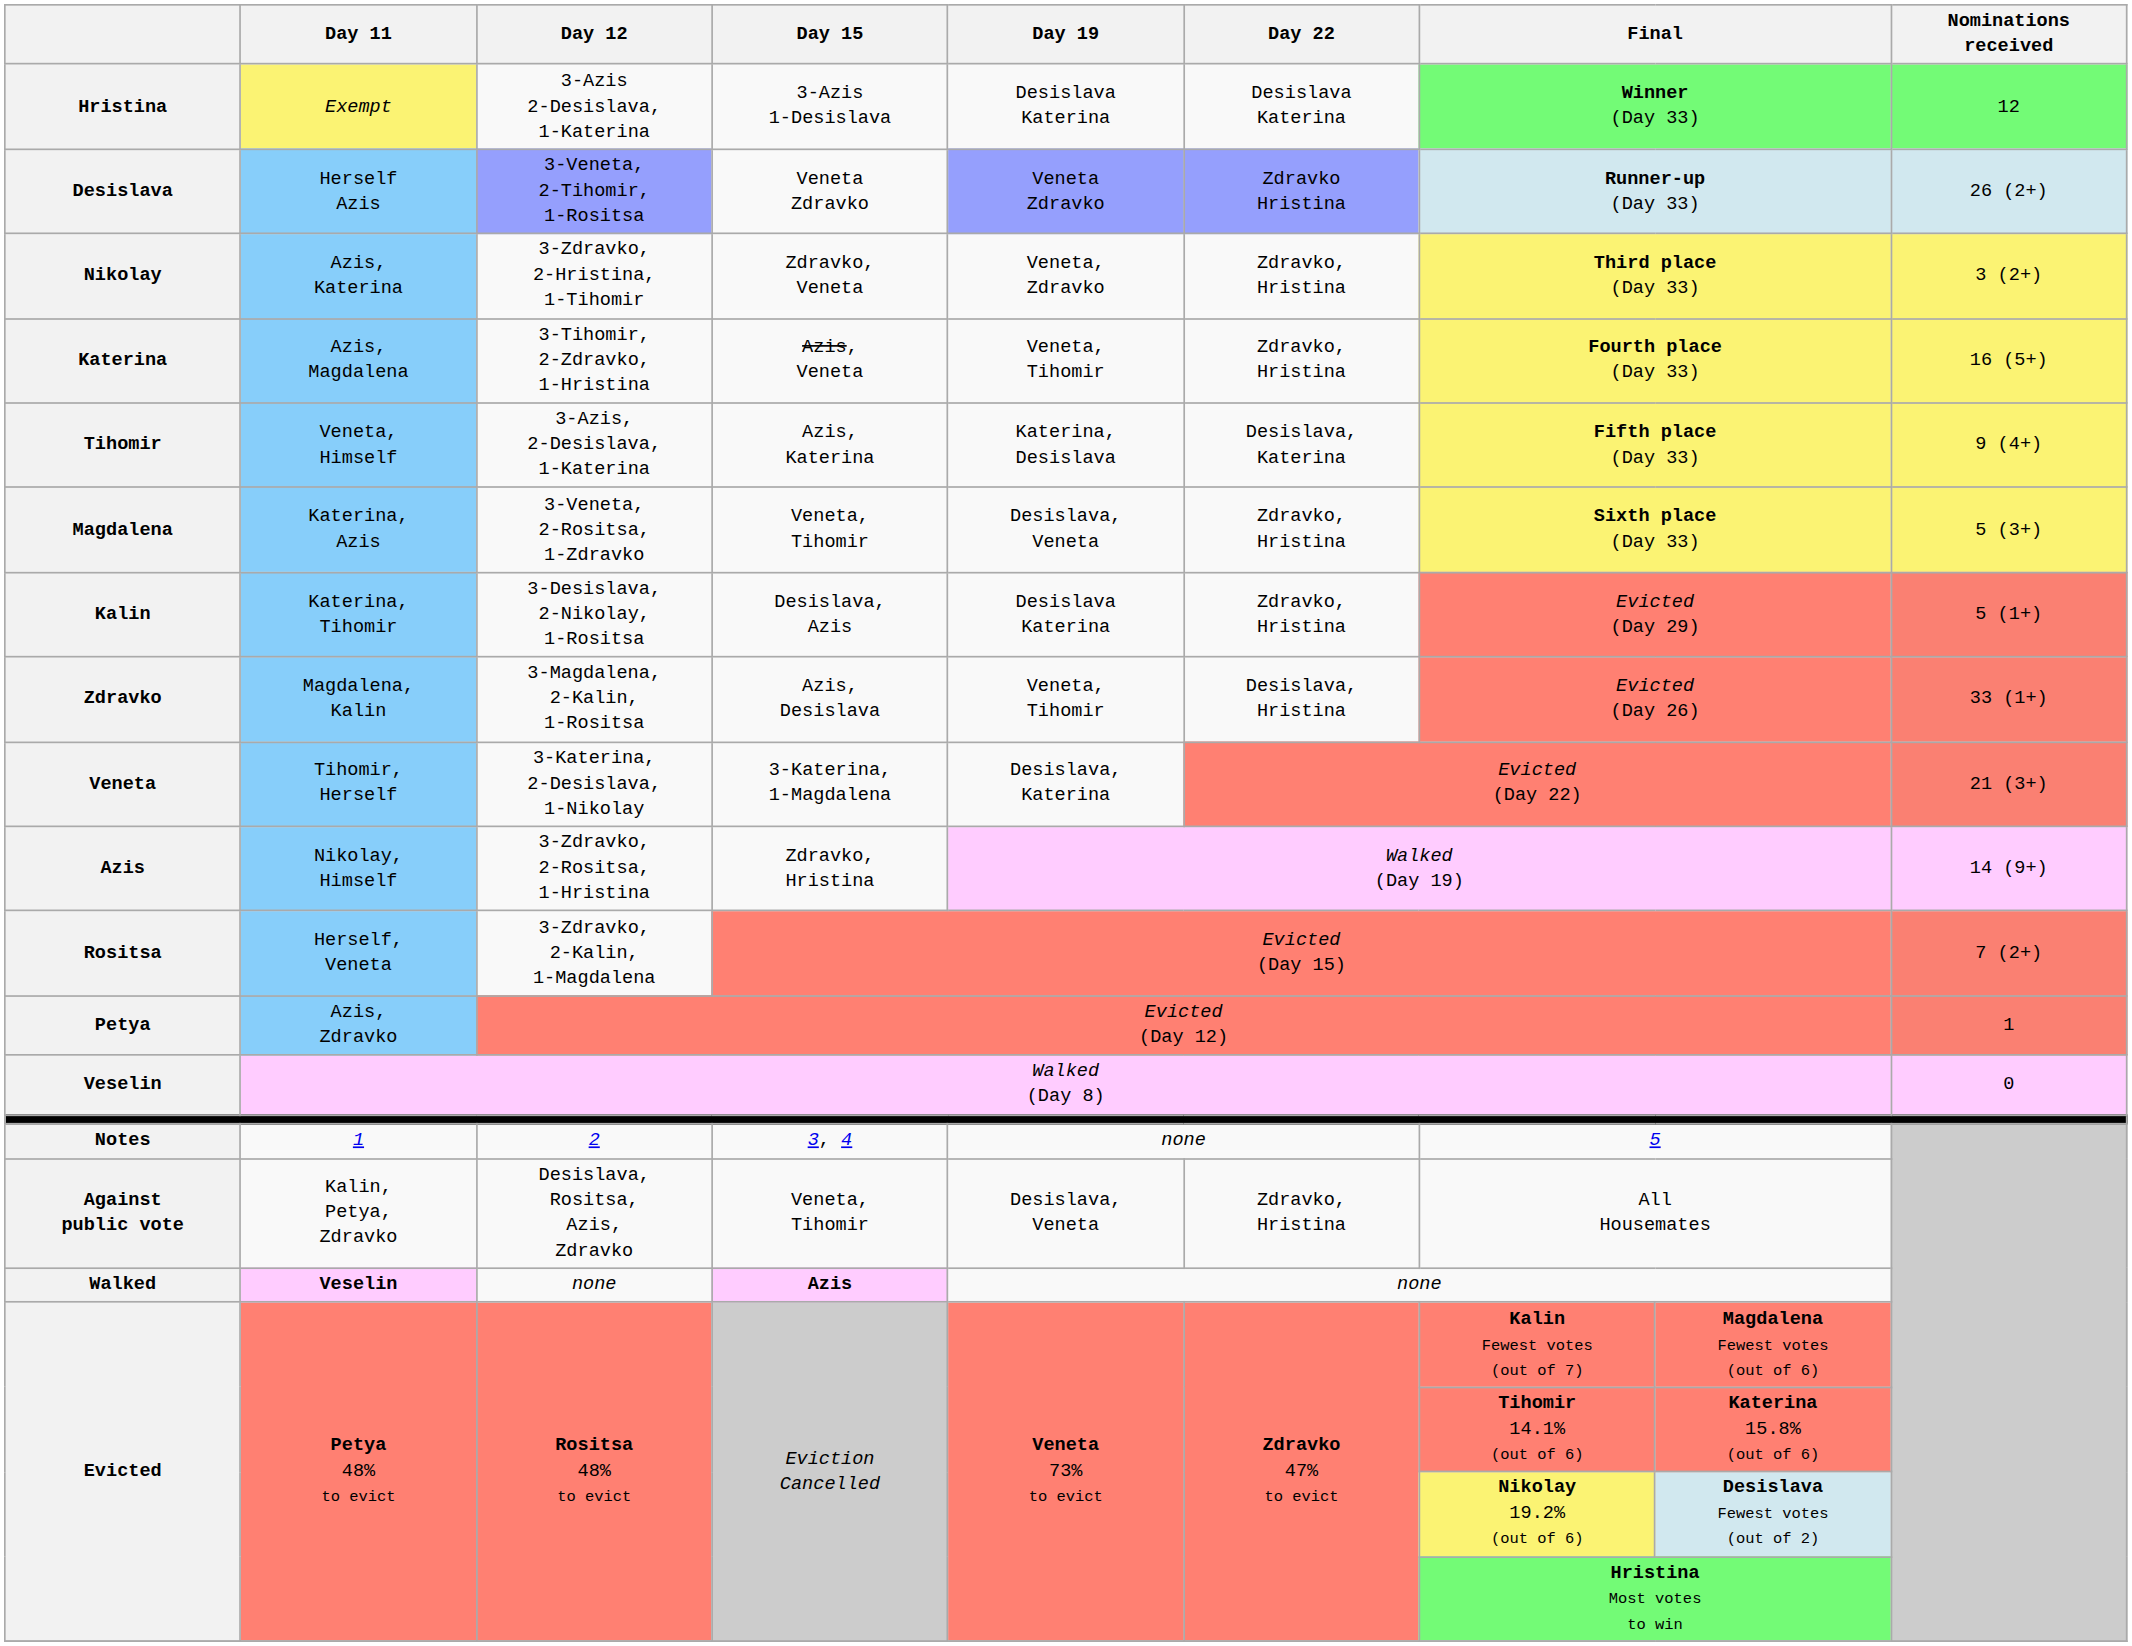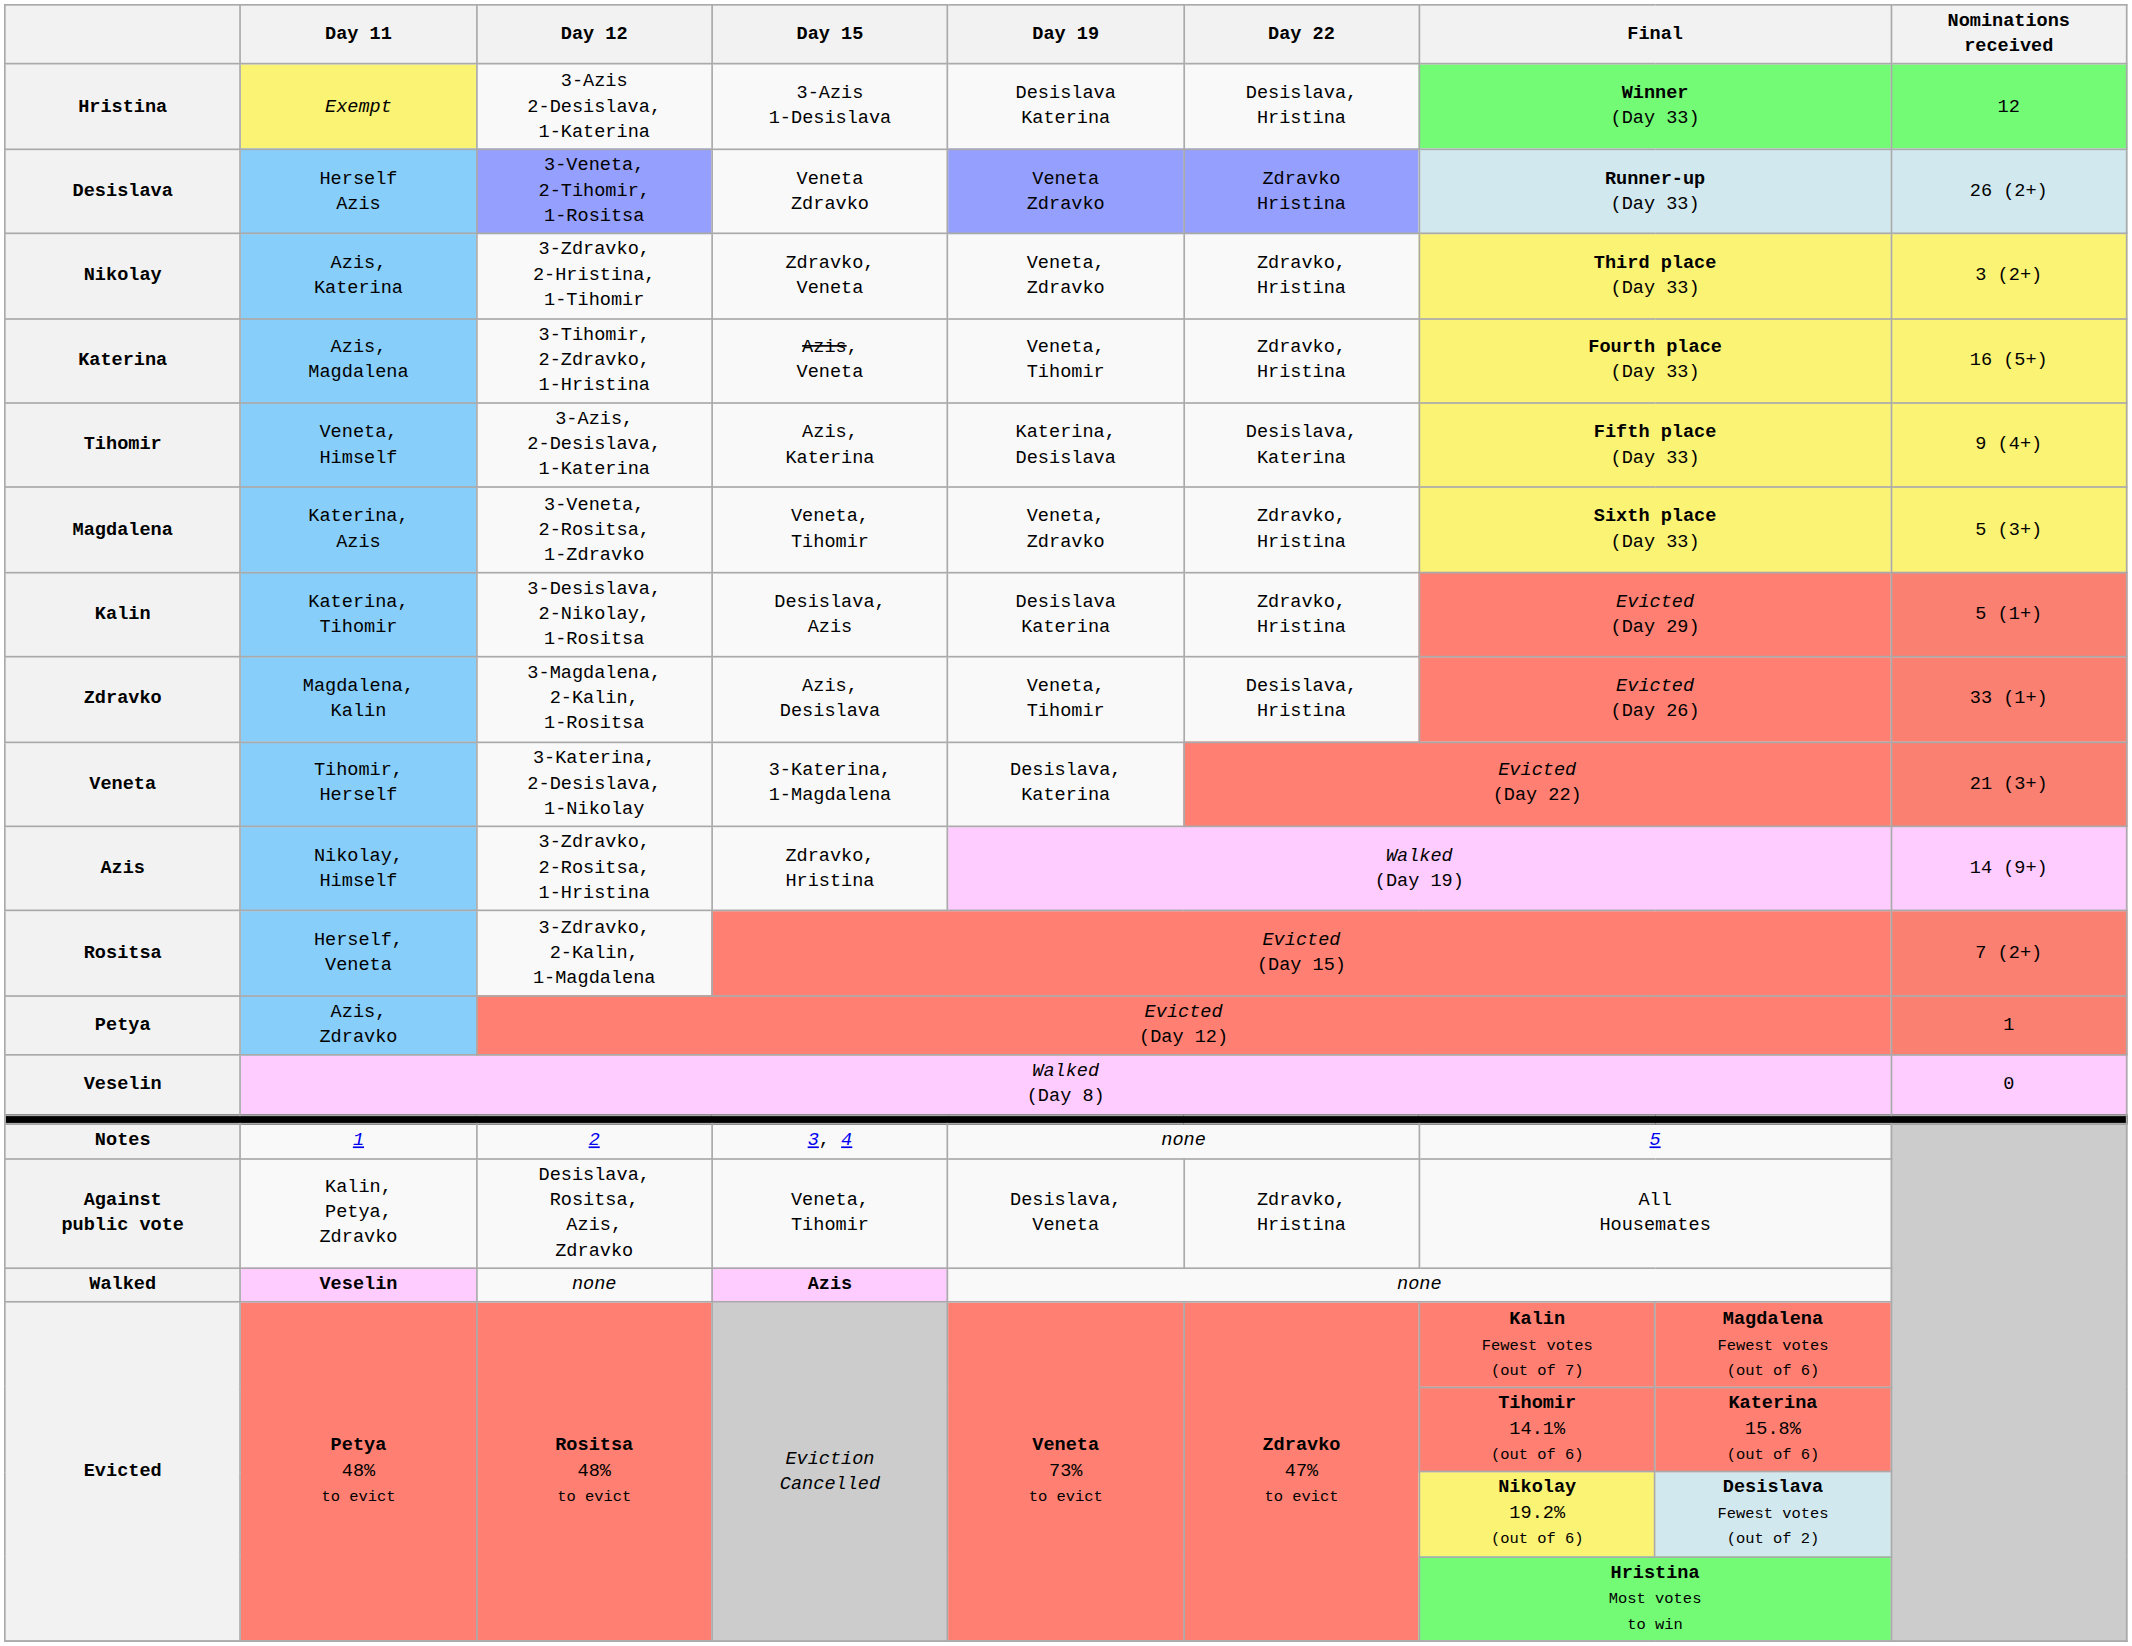(1301, 106) Desislava Katerina -> (1301, 106) Desislava, Hristina
(1066, 529) Desislava, Veneta -> (1066, 529) Veneta, Zdravko
